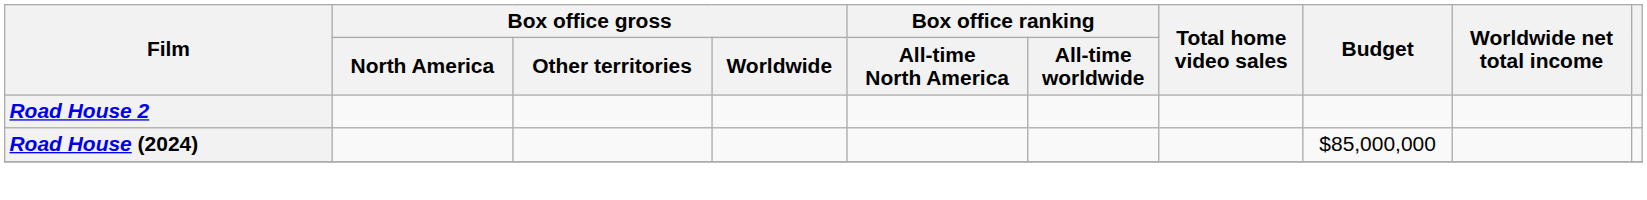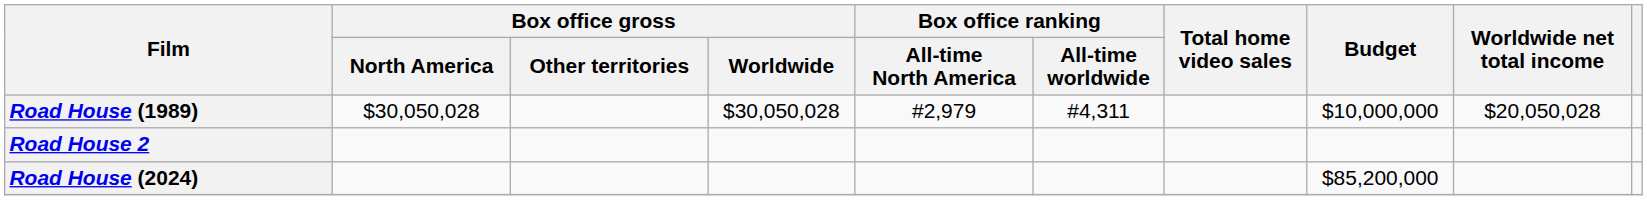+ row: (104, 111)
(1378, 144) $85,000,000 -> (1380, 177) $85,200,000
